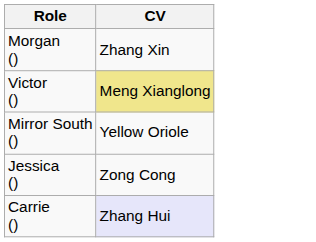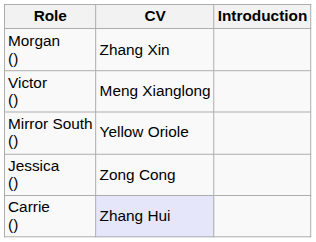+ column: (262, 16)
(155, 91) khaki background -> (155, 91) no background
